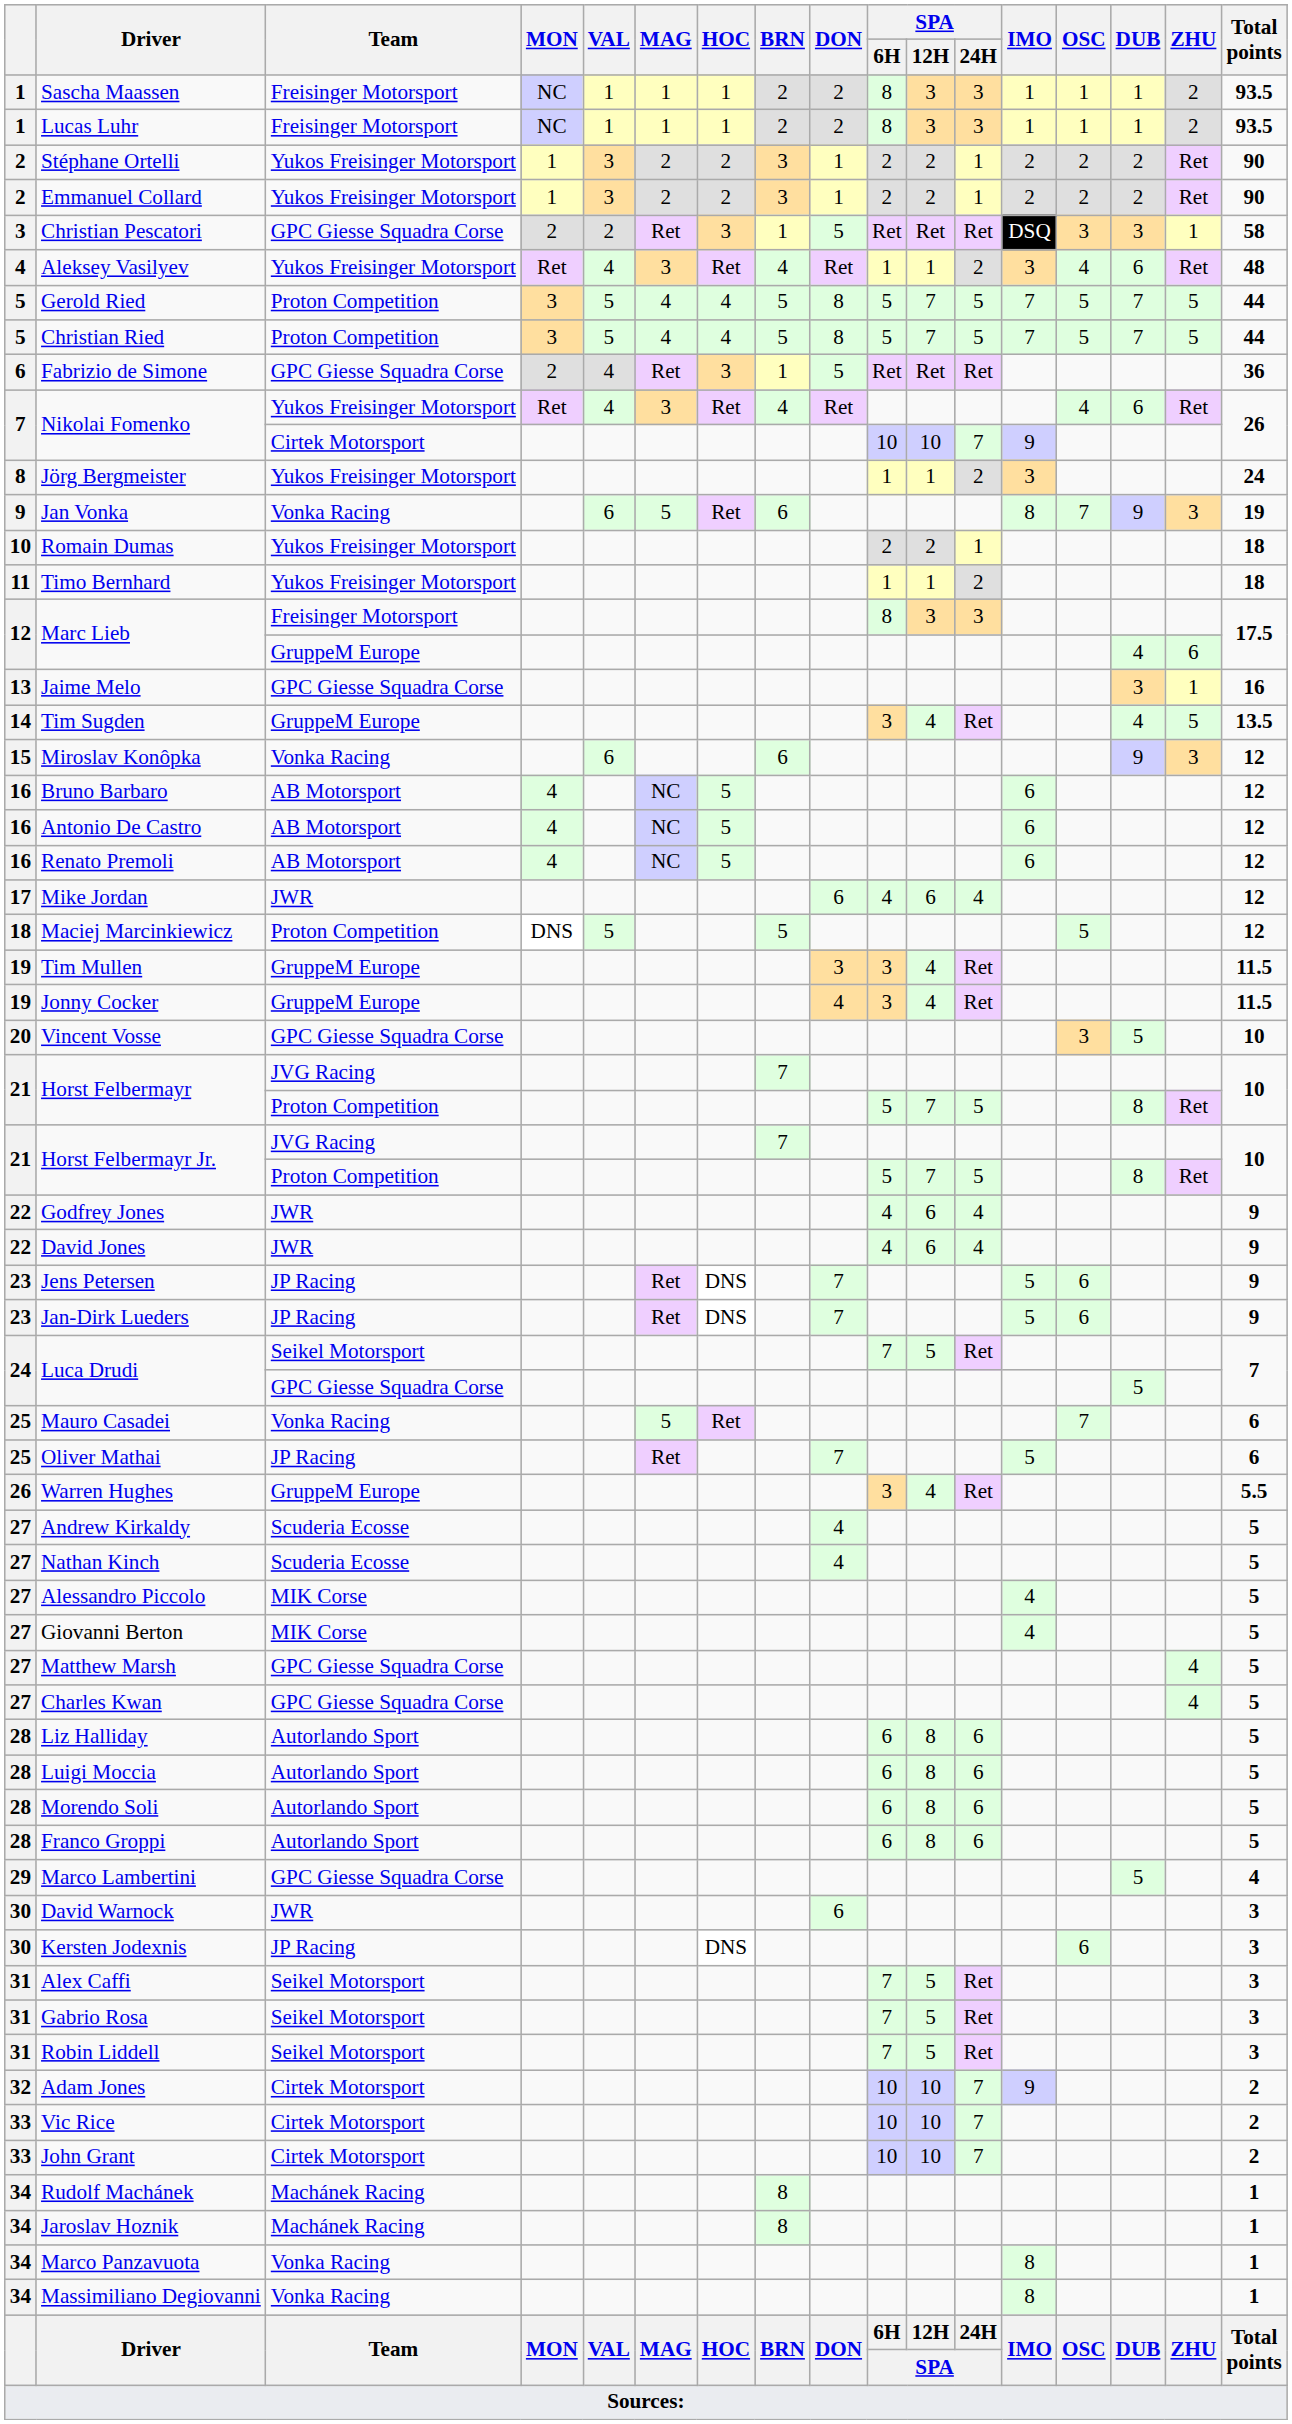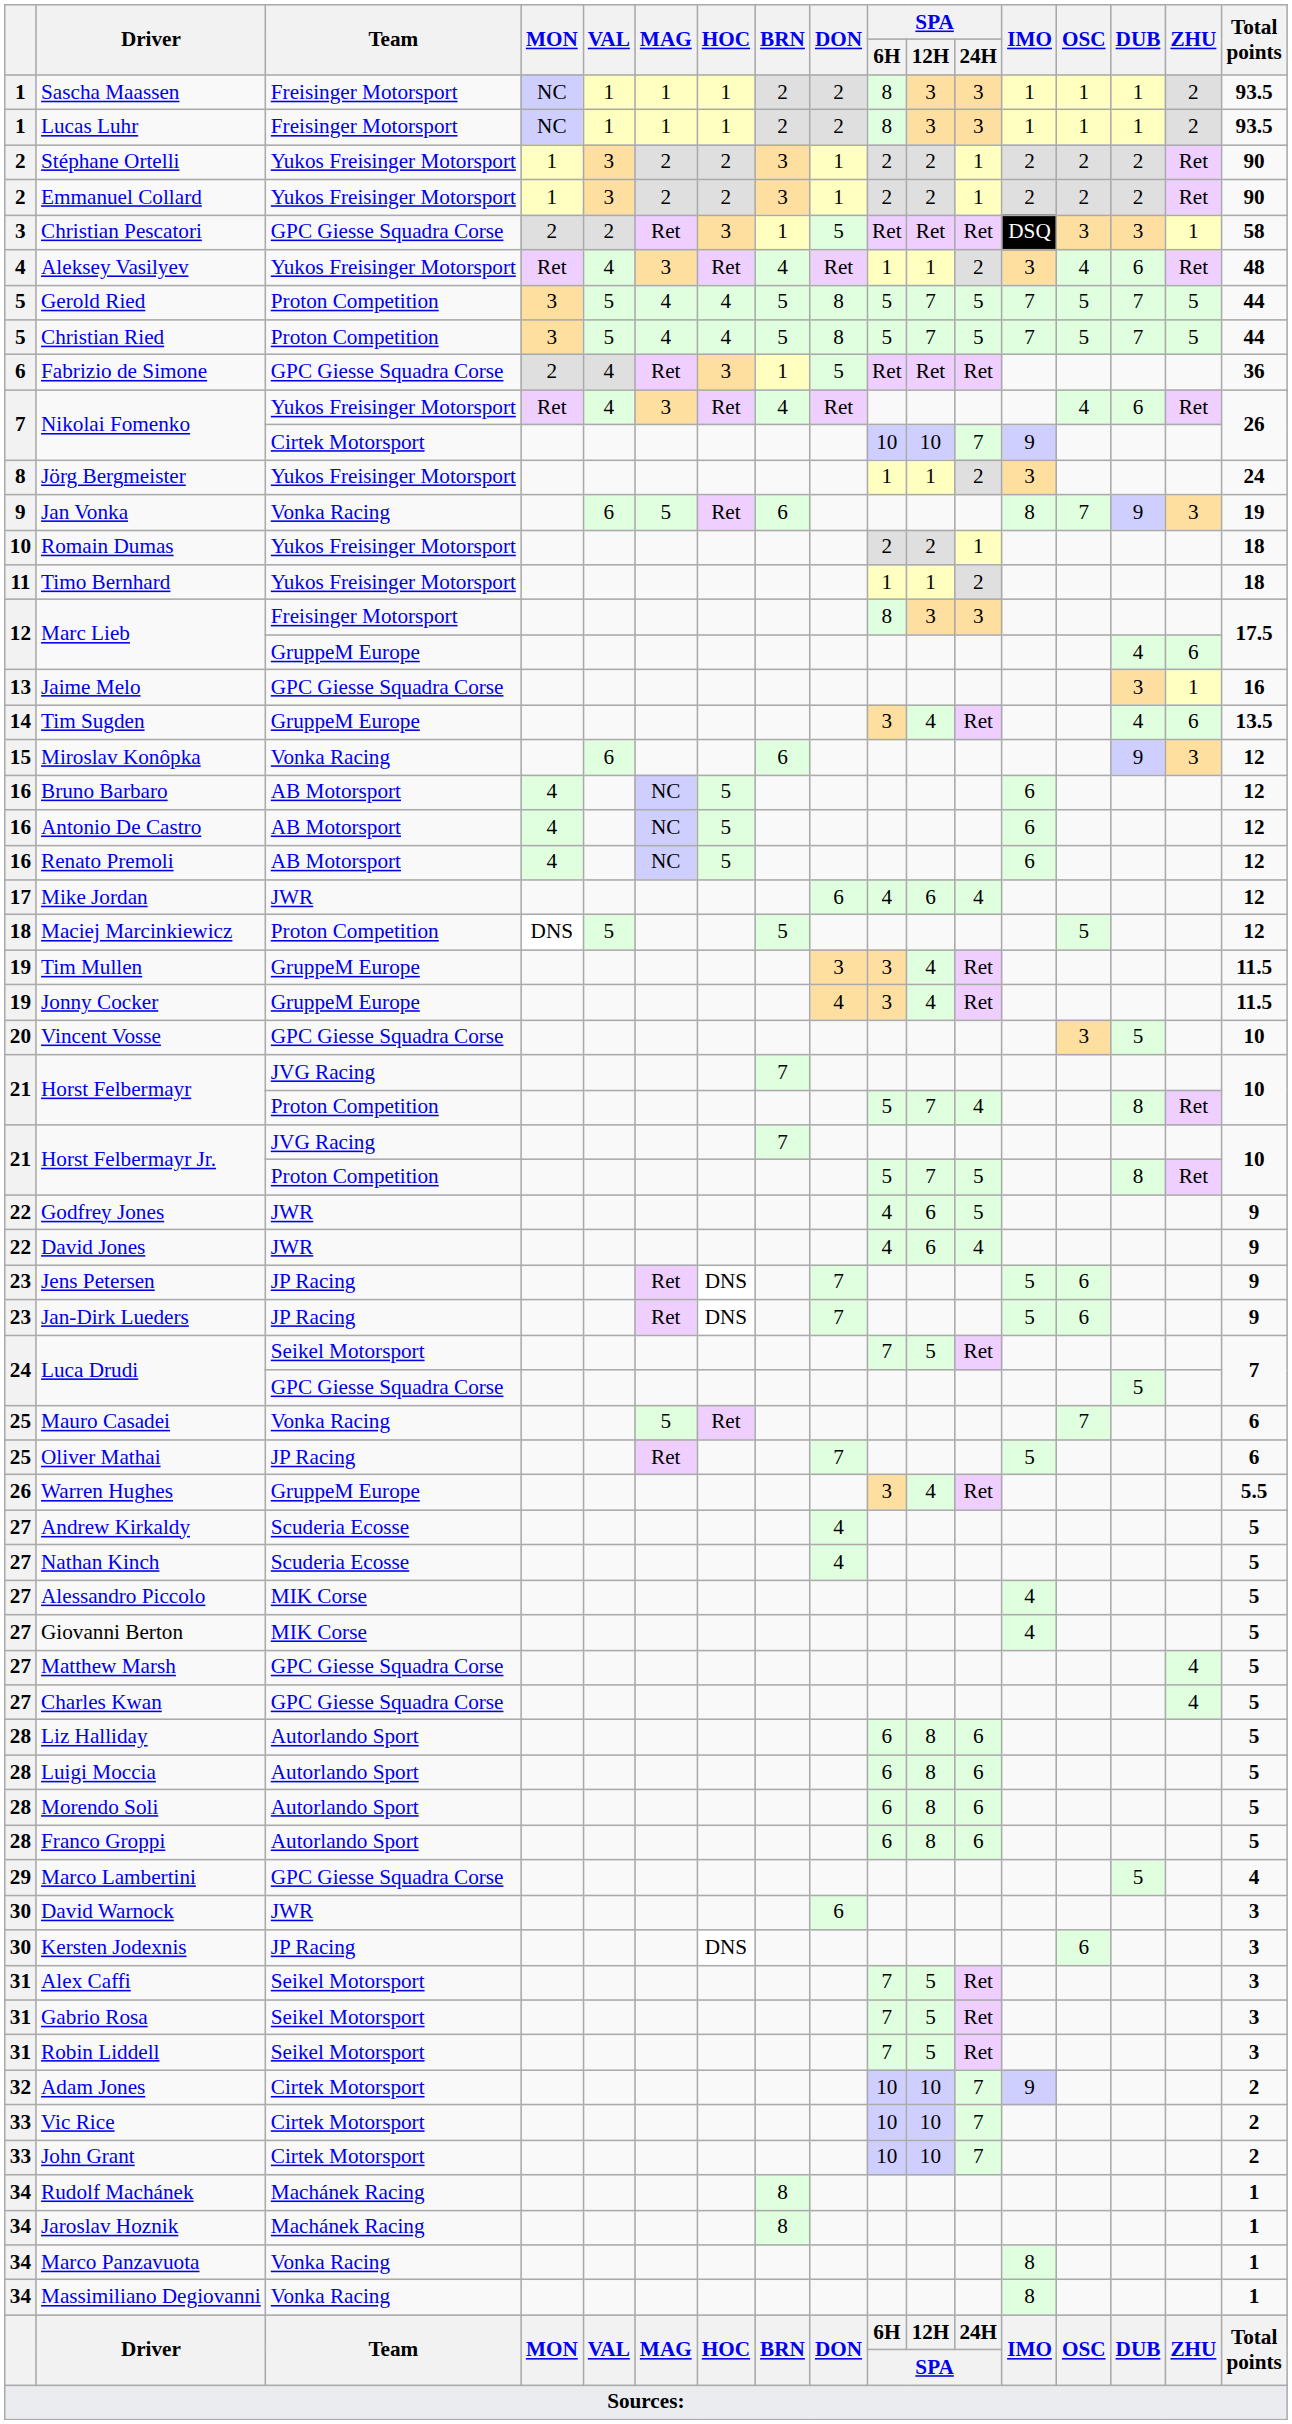(1193, 721) 5 -> (1193, 721) 6
(978, 1106) 5 -> (978, 1106) 4
(978, 1211) 4 -> (978, 1211) 5
